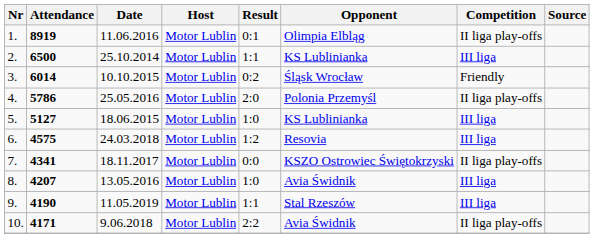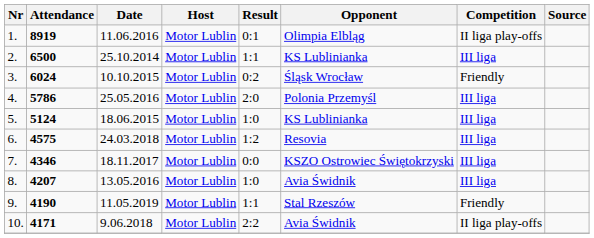(43, 77) 6014 -> (43, 77) 6024
(501, 98) II liga play-offs -> (478, 98) III liga
(43, 118) 5127 -> (43, 118) 5124
(43, 160) 4341 -> (43, 160) 4346
(501, 160) II liga play-offs -> (478, 160) III liga
(478, 202) III liga -> (482, 202) Friendly
